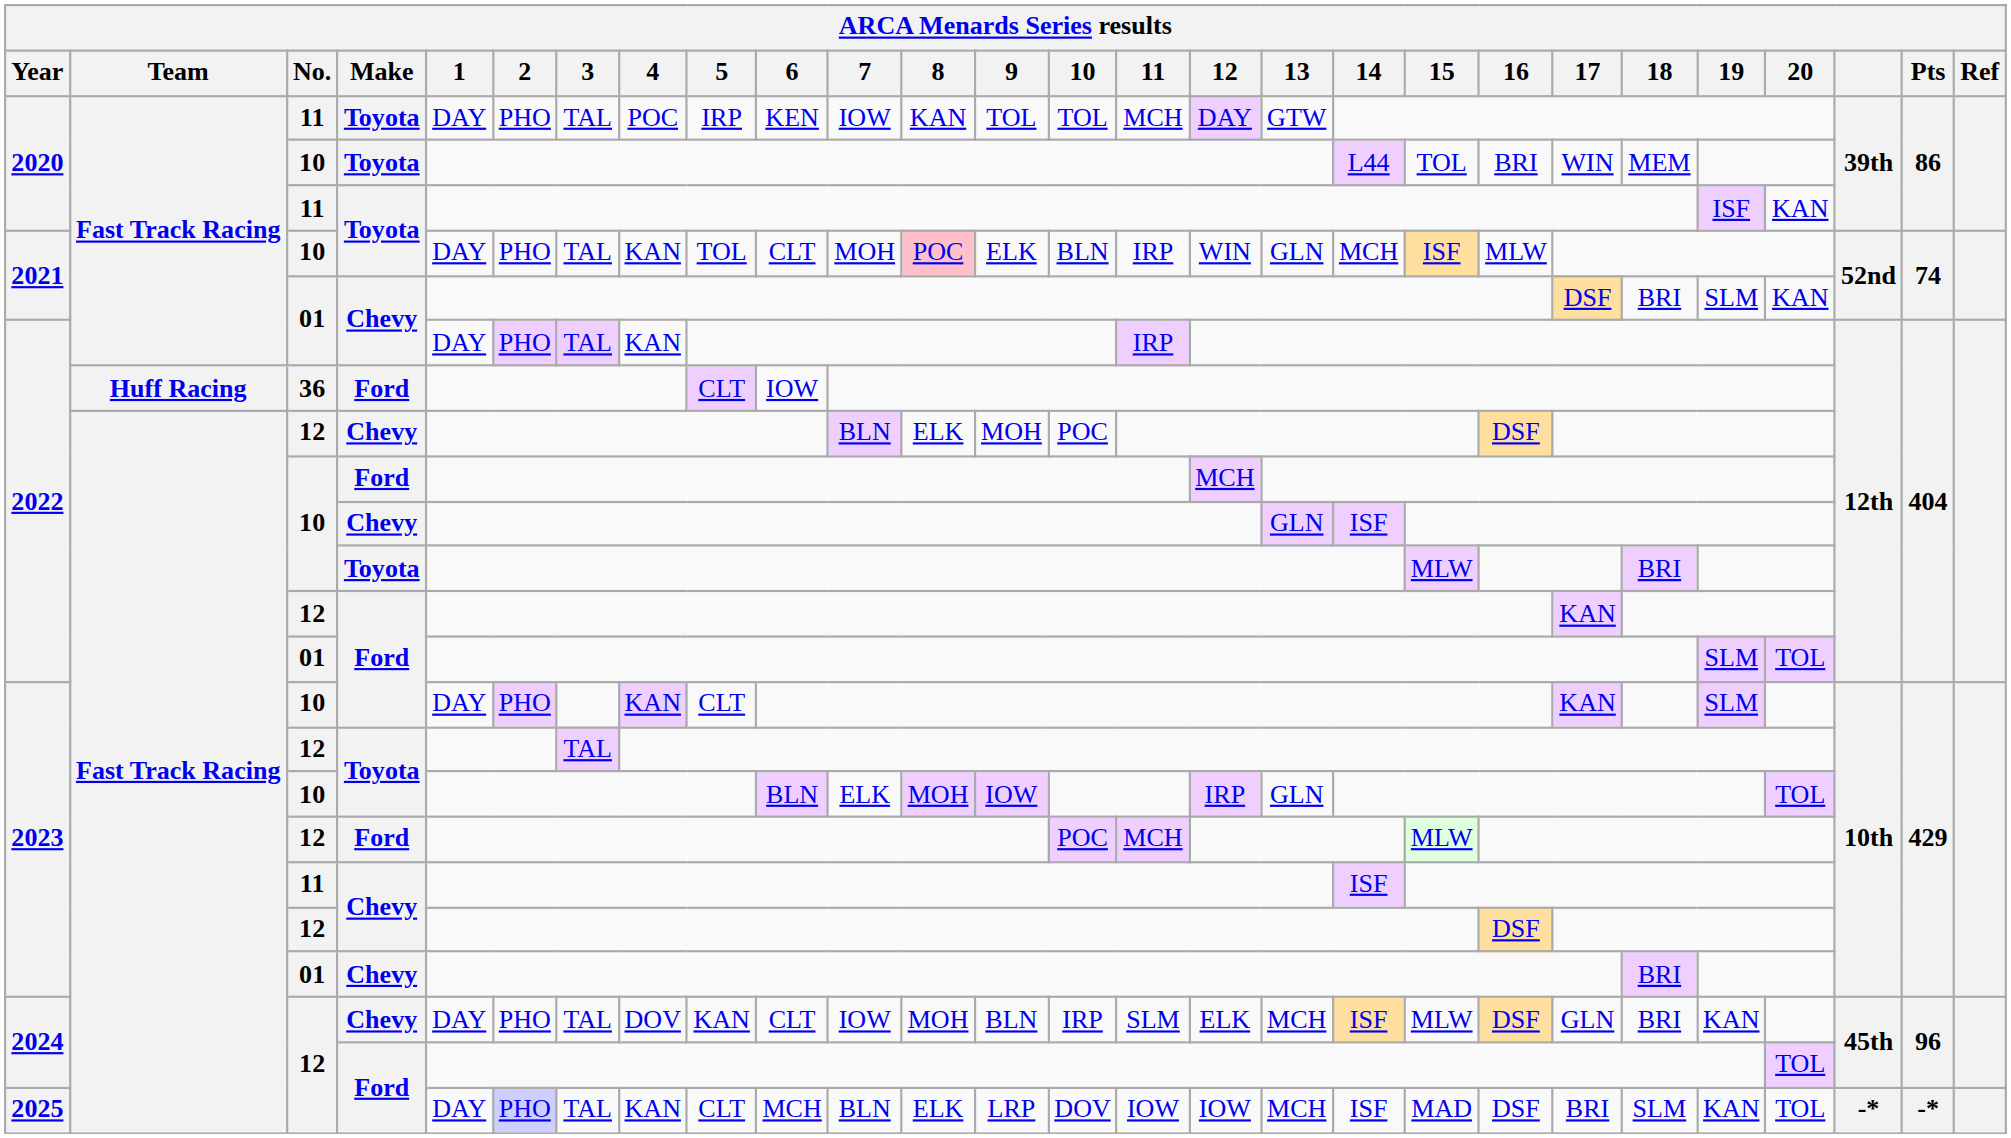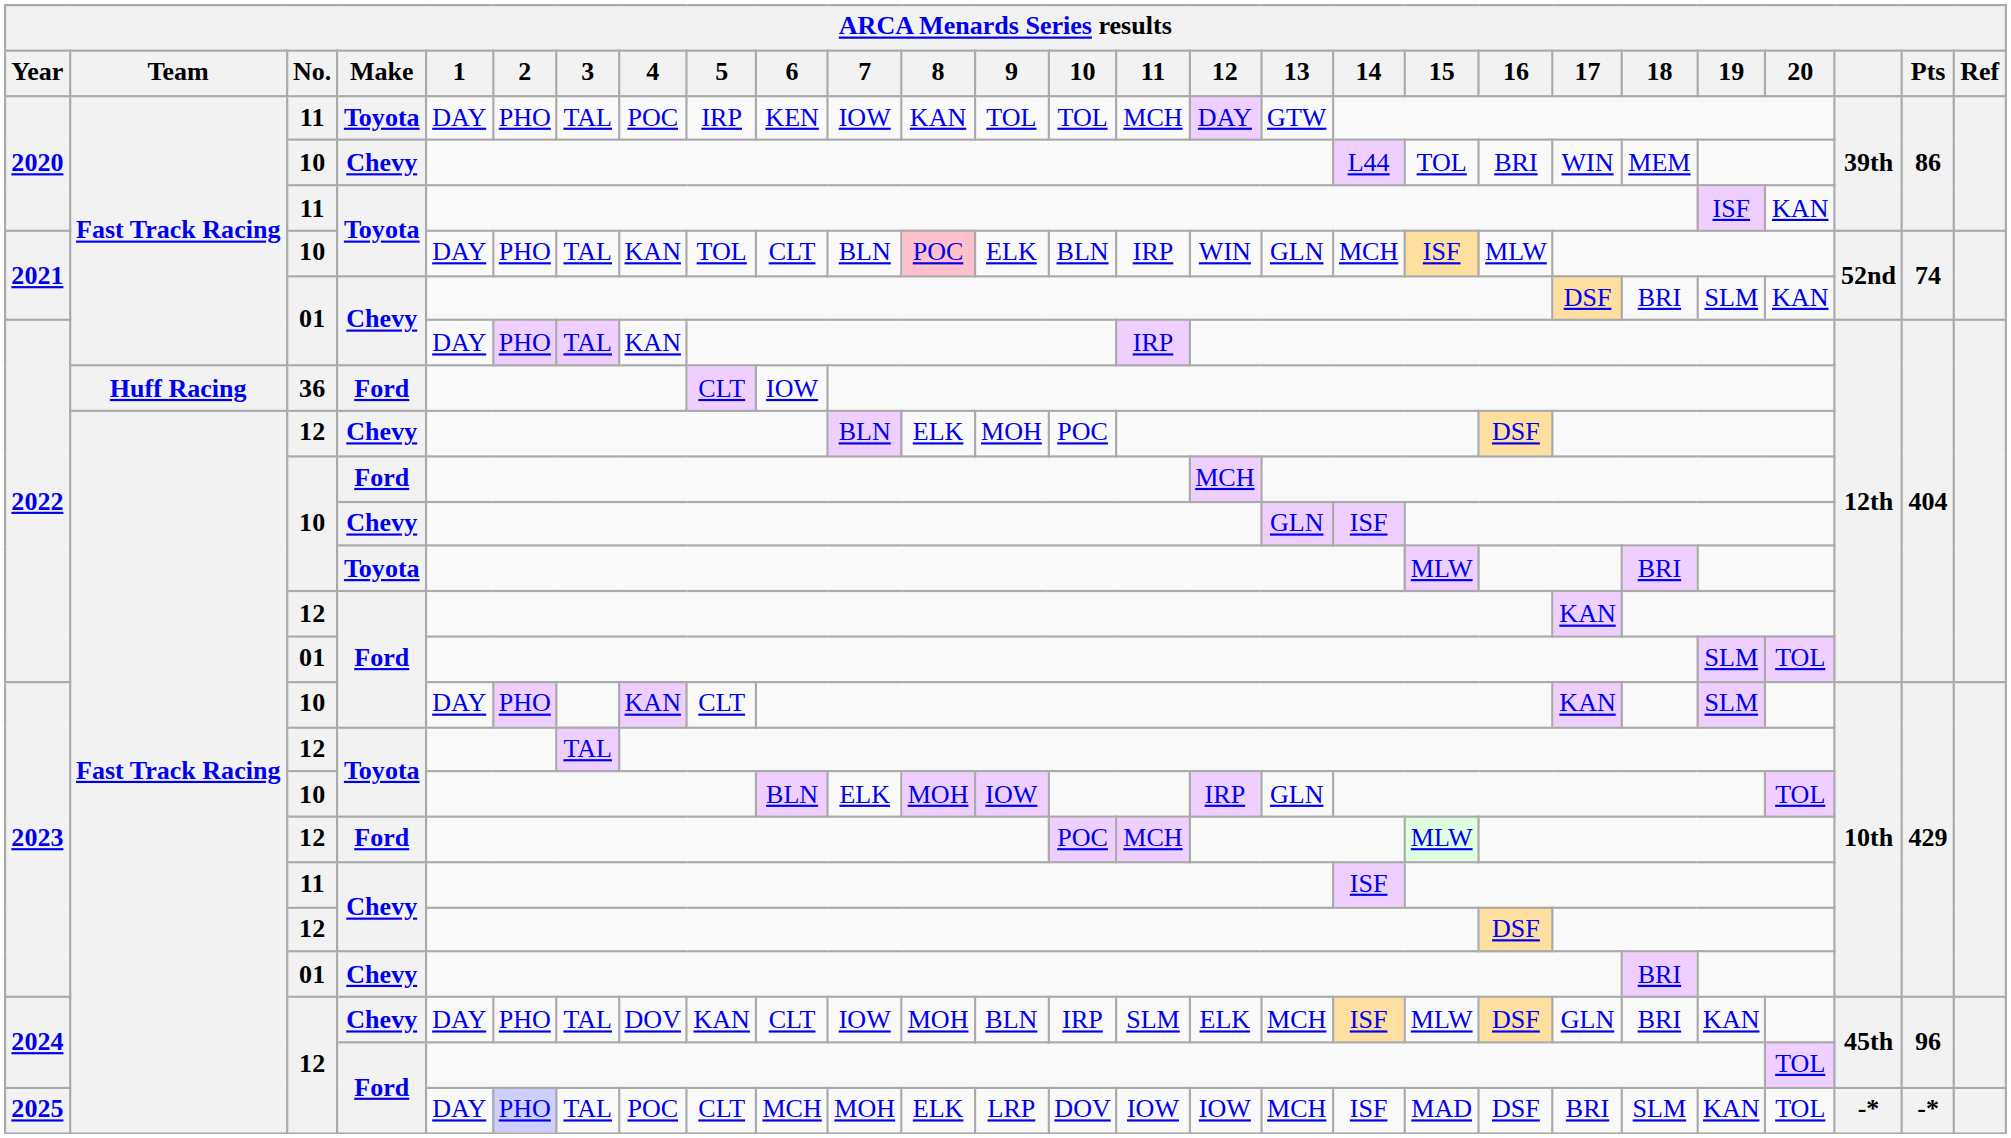(382, 162) Toyota -> (382, 162) Chevy
(865, 252) MOH -> (865, 252) BLN
(653, 1109) KAN -> (653, 1109) POC
(865, 1109) BLN -> (865, 1109) MOH
